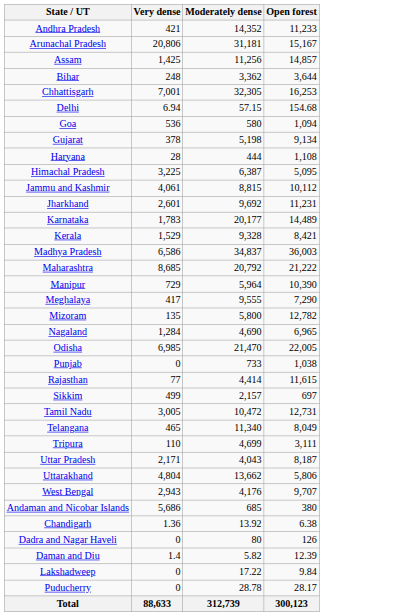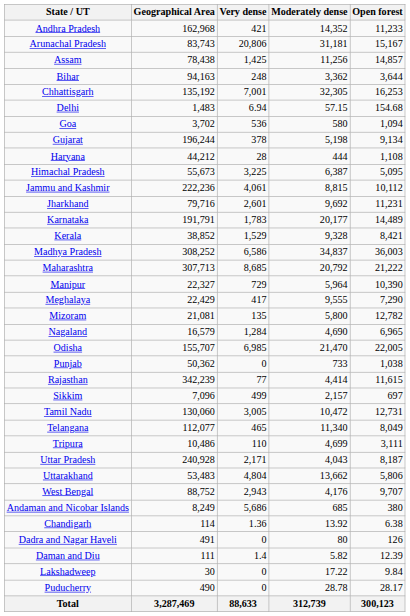+ column: (174, 12)
